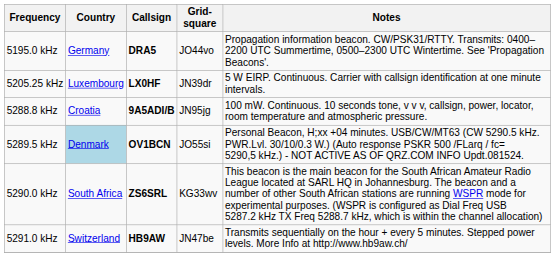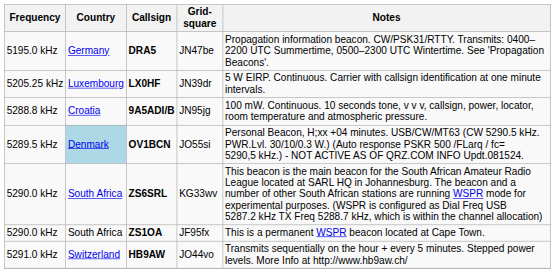(197, 51) JO44vo -> (197, 51) JN47be
+ row: (145, 233)
(197, 238) JN47be -> (197, 254) JO44vo
